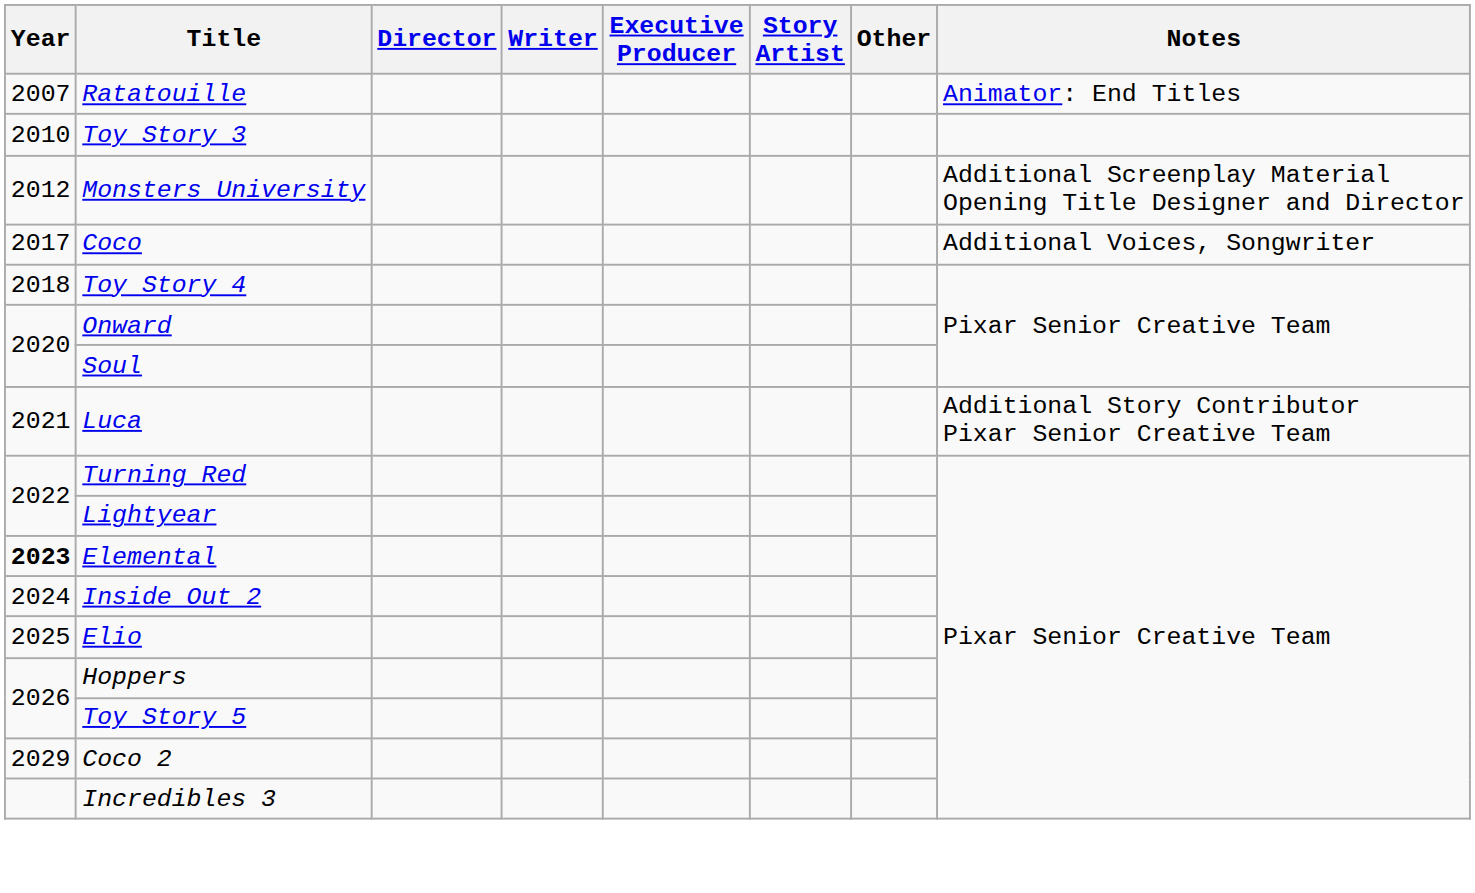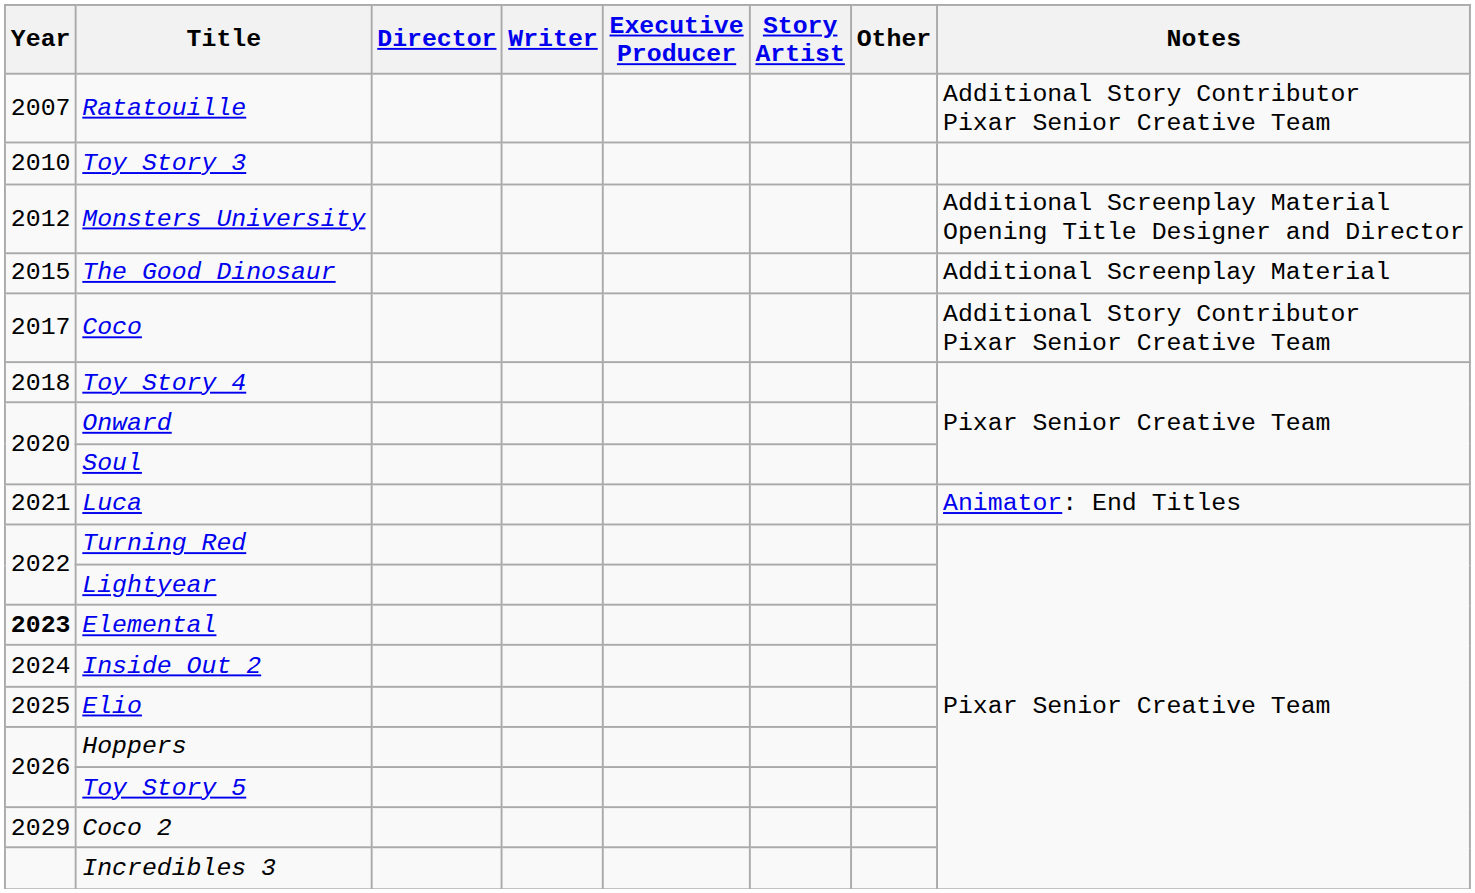(1092, 94) Animator: End Titles -> (1152, 109) Additional Story Contributor Pixar Senior Creative Team
+ row: (209, 273)
(1159, 244) Additional Voices, Songwriter -> (1152, 328) Additional Story Contributor Pixar Senior Creative Team
(1152, 421) Additional Story Contributor Pixar Senior Creative Team -> (1092, 504) Animator: End Titles
